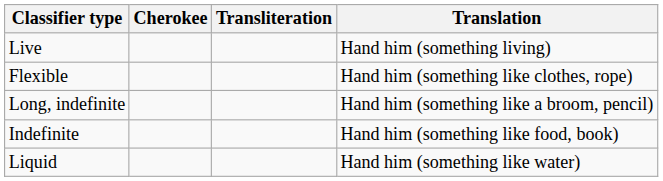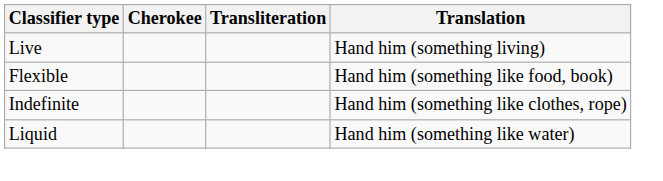(487, 76) Hand him (something like clothes, rope) -> (474, 76) Hand him (something like food, book)
- row: (67, 104)
(479, 133) Hand him (something like food, book) -> (481, 104) Hand him (something like clothes, rope)
